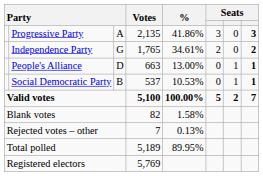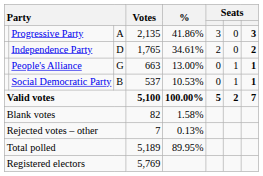(120, 49) G -> (120, 49) D
(120, 66) D -> (120, 66) G
